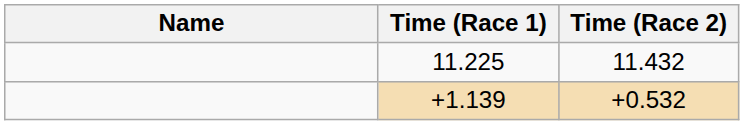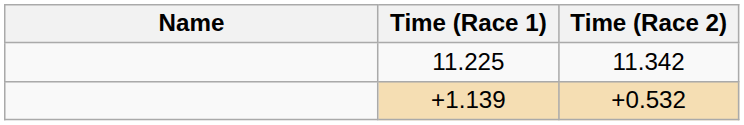(649, 61) 11.432 -> (649, 61) 11.342
